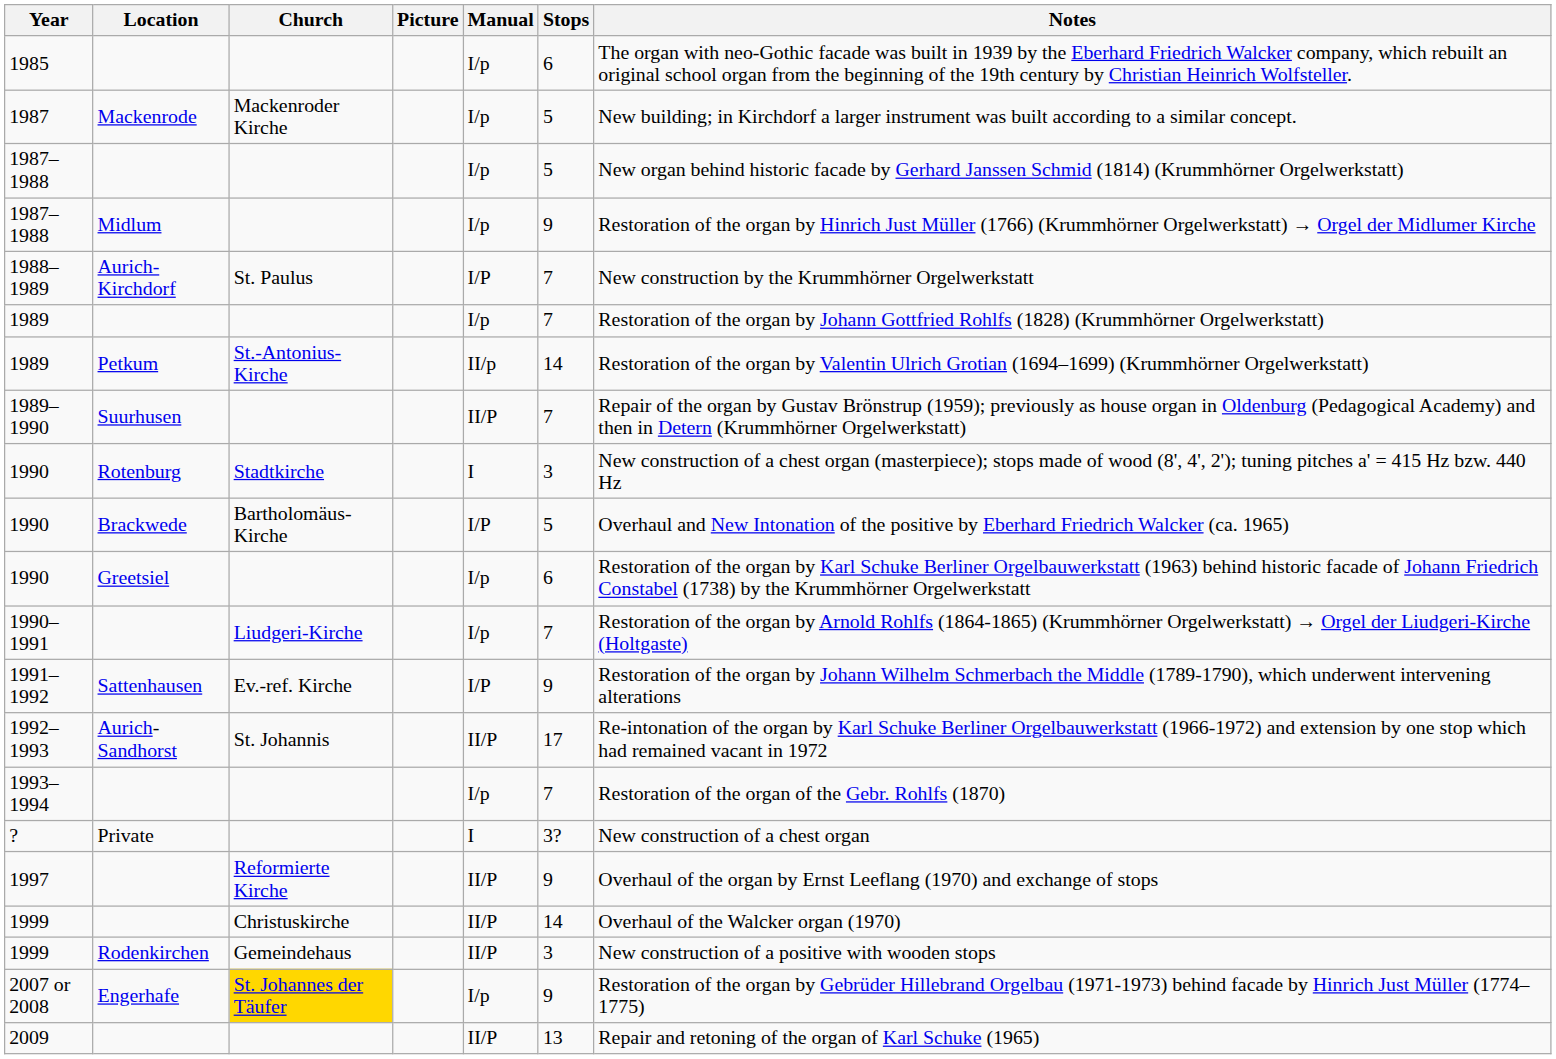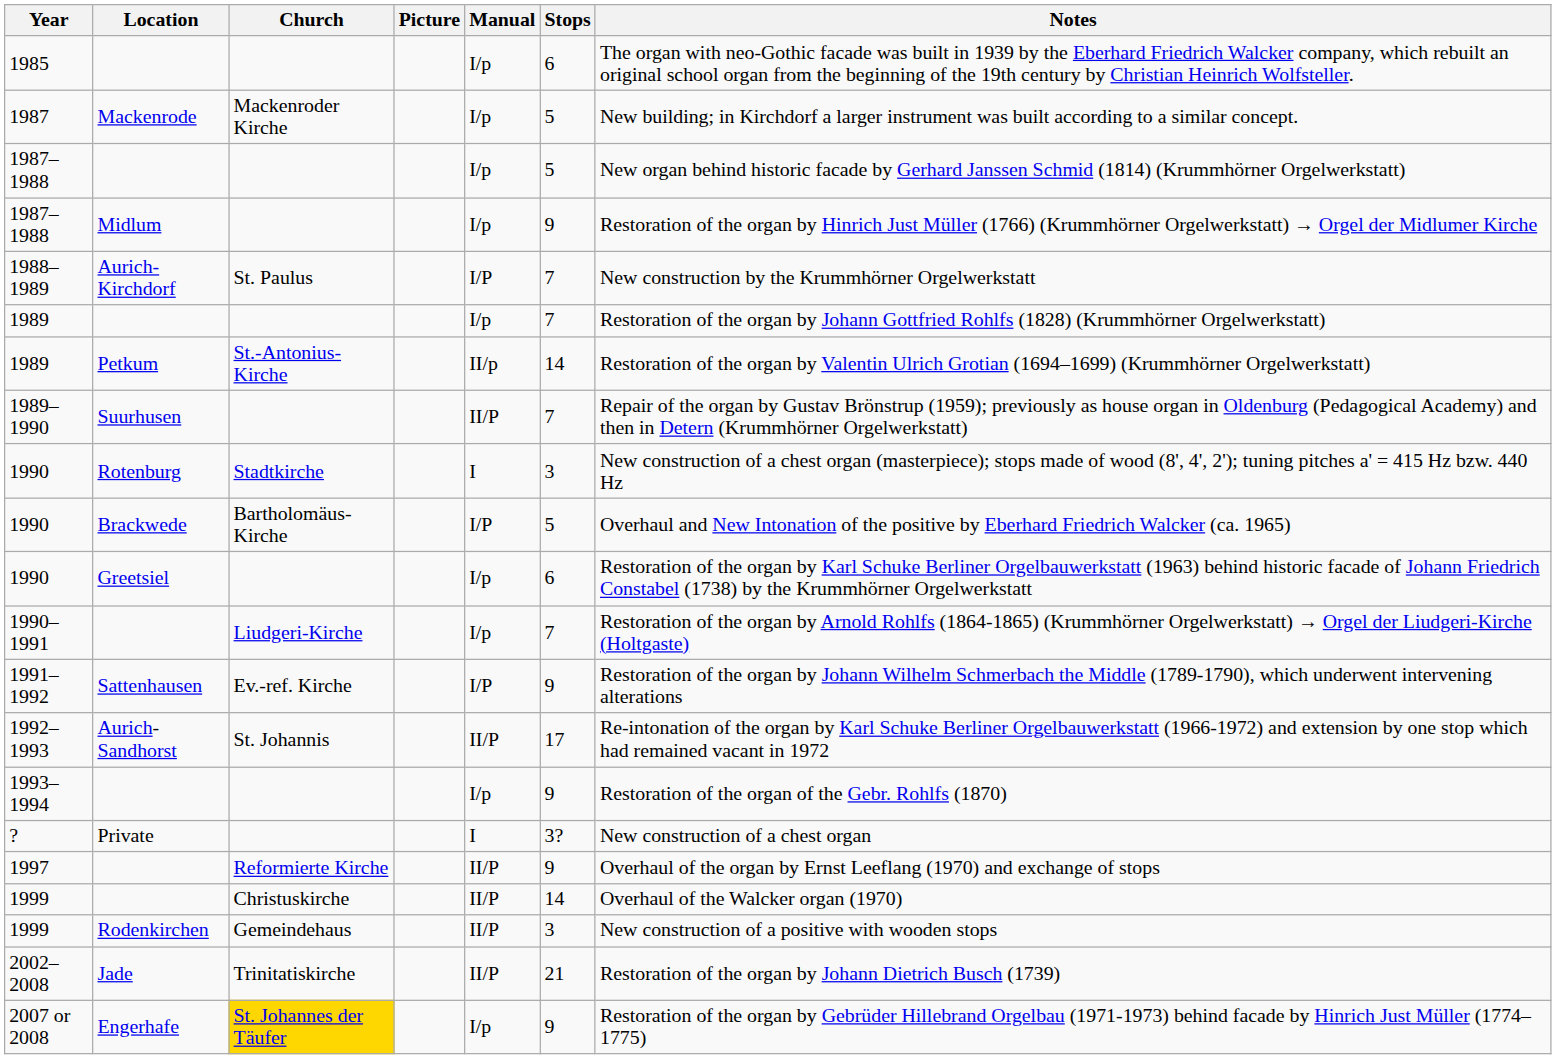(548, 793) 7 -> (549, 793) 9
+ row: (34, 973)
- row: (29, 1038)
